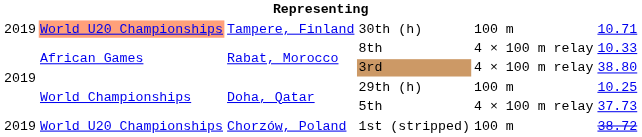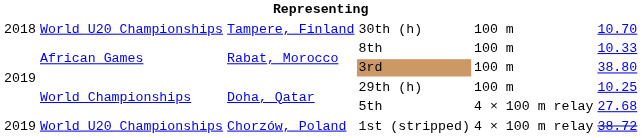(20, 29) 2019 -> (20, 29) 2018
(131, 29) lightsalmon background -> (131, 29) no background
(617, 29) 10.71 -> (617, 29) 10.70
(534, 48) 4 × 100 m relay -> (494, 48) 100 m
(534, 68) 4 × 100 m relay -> (494, 68) 100 m
(617, 107) 37.73 -> (617, 107) 27.68
(494, 126) 100 m -> (534, 126) 4 × 100 m relay
